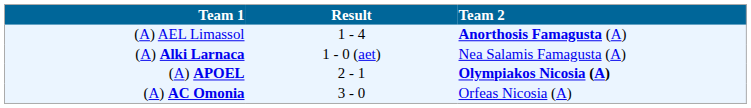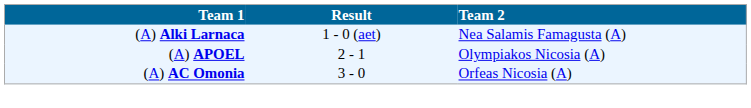- row: (189, 34)
(534, 73) bold -> (532, 53) normal
